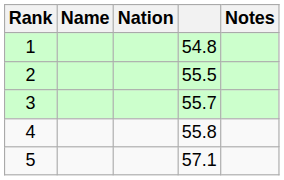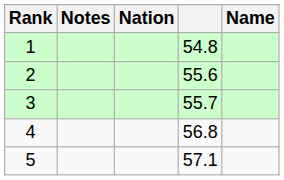columns swapped: (85, 18) <-> (250, 18)
(199, 75) 55.5 -> (200, 75) 55.6
(199, 132) 55.8 -> (200, 132) 56.8
